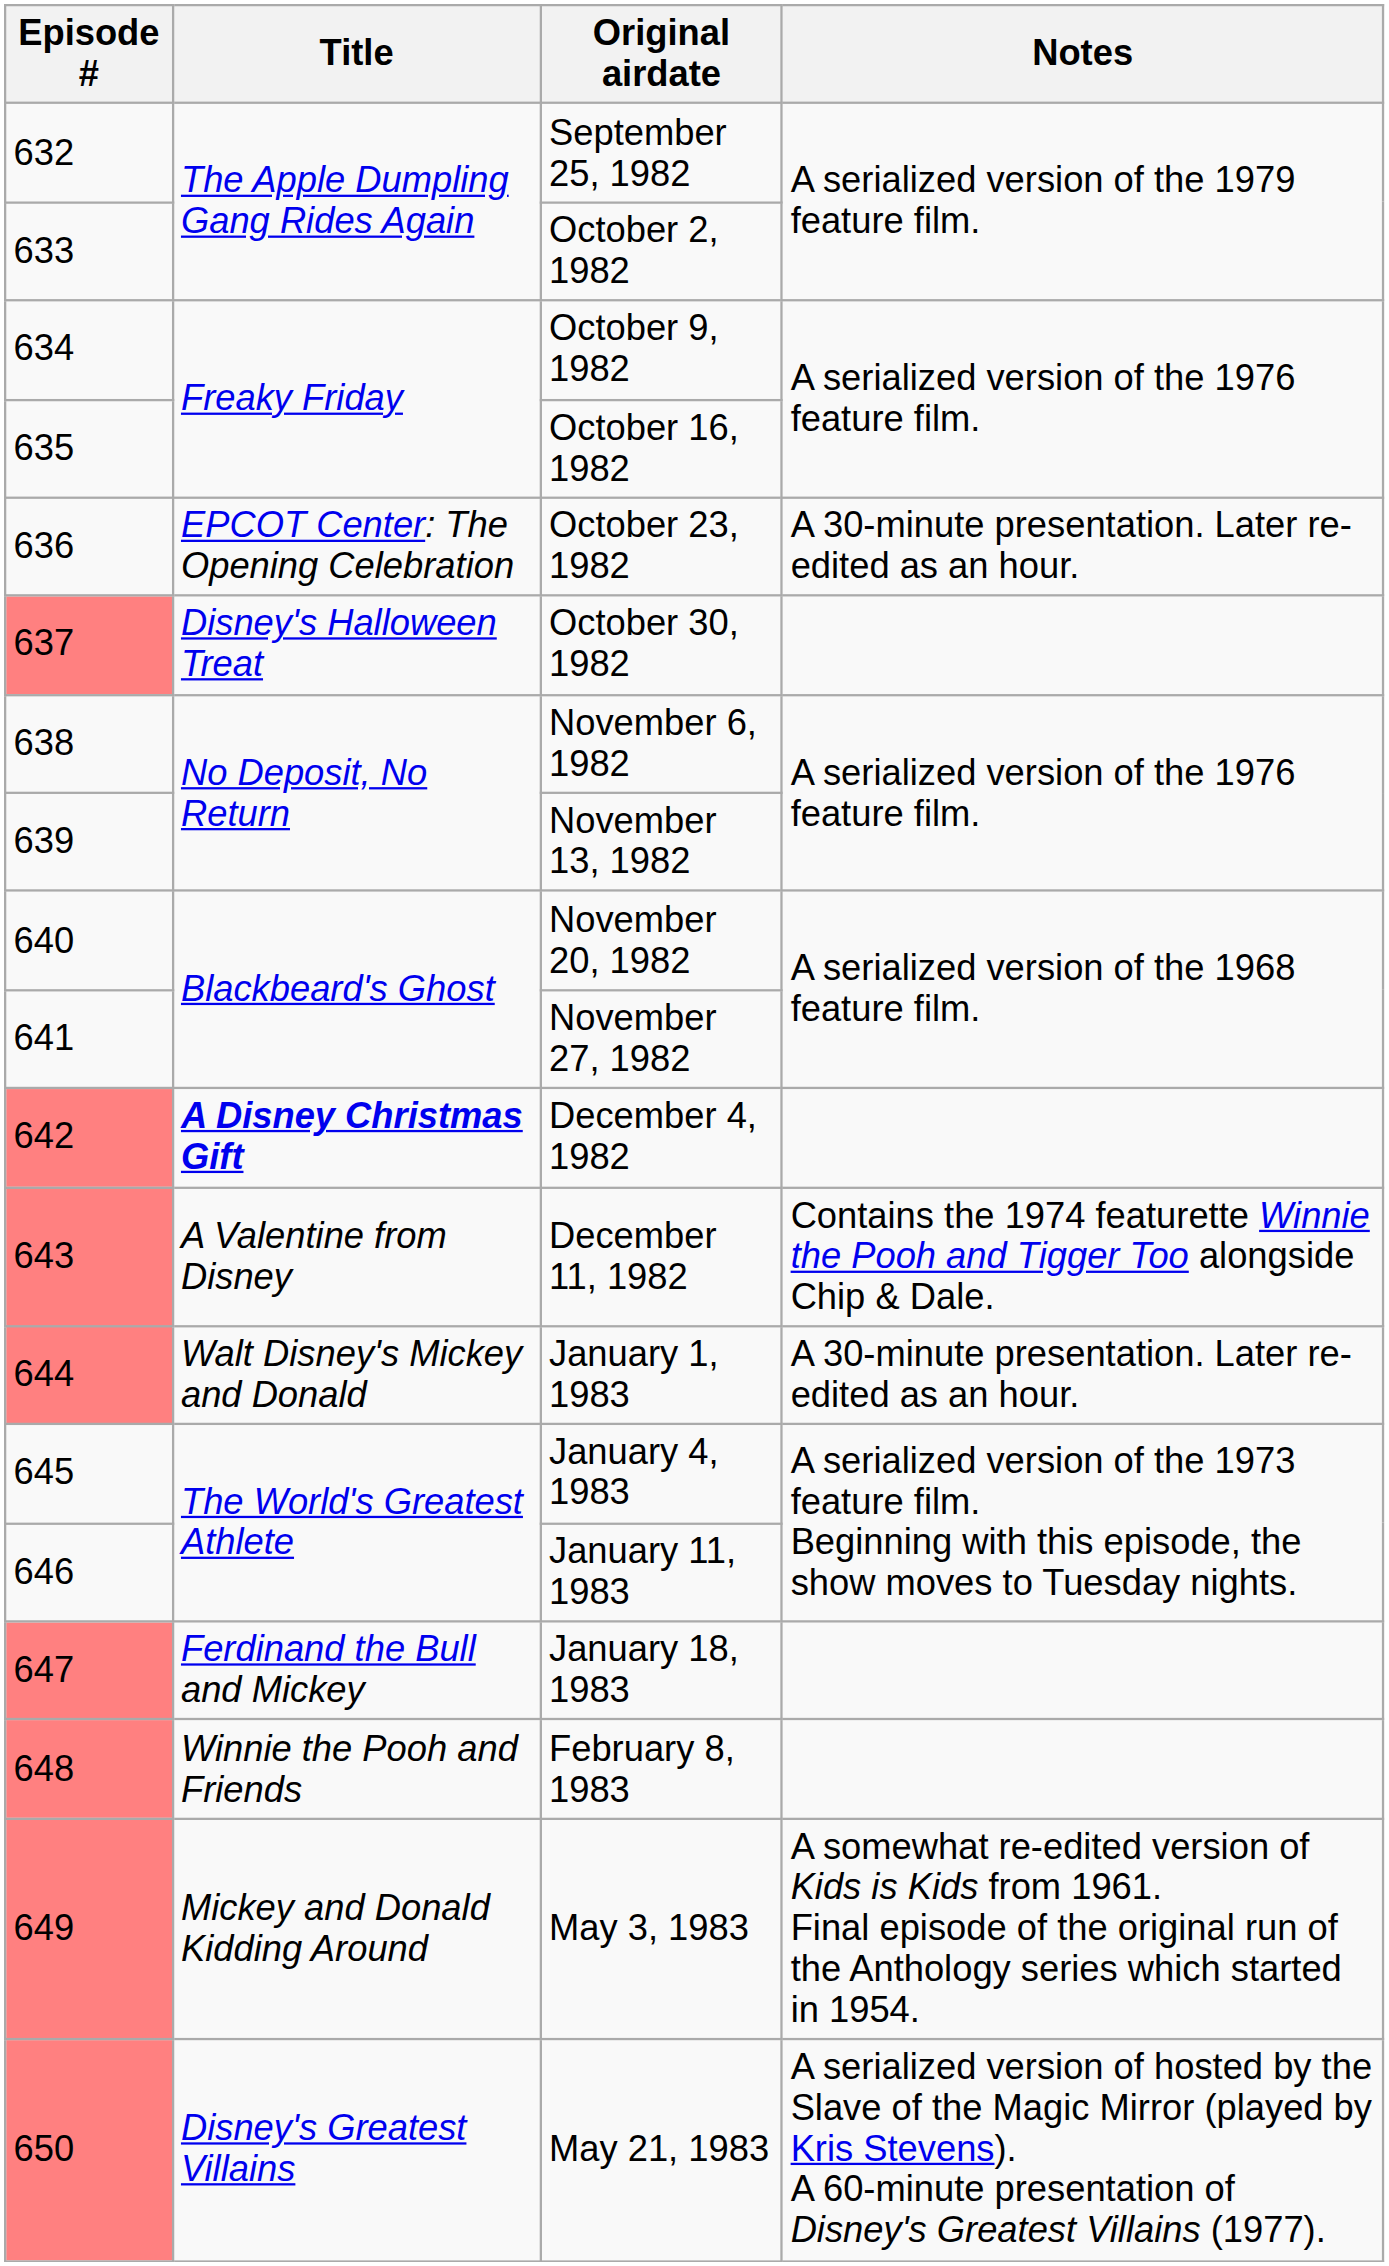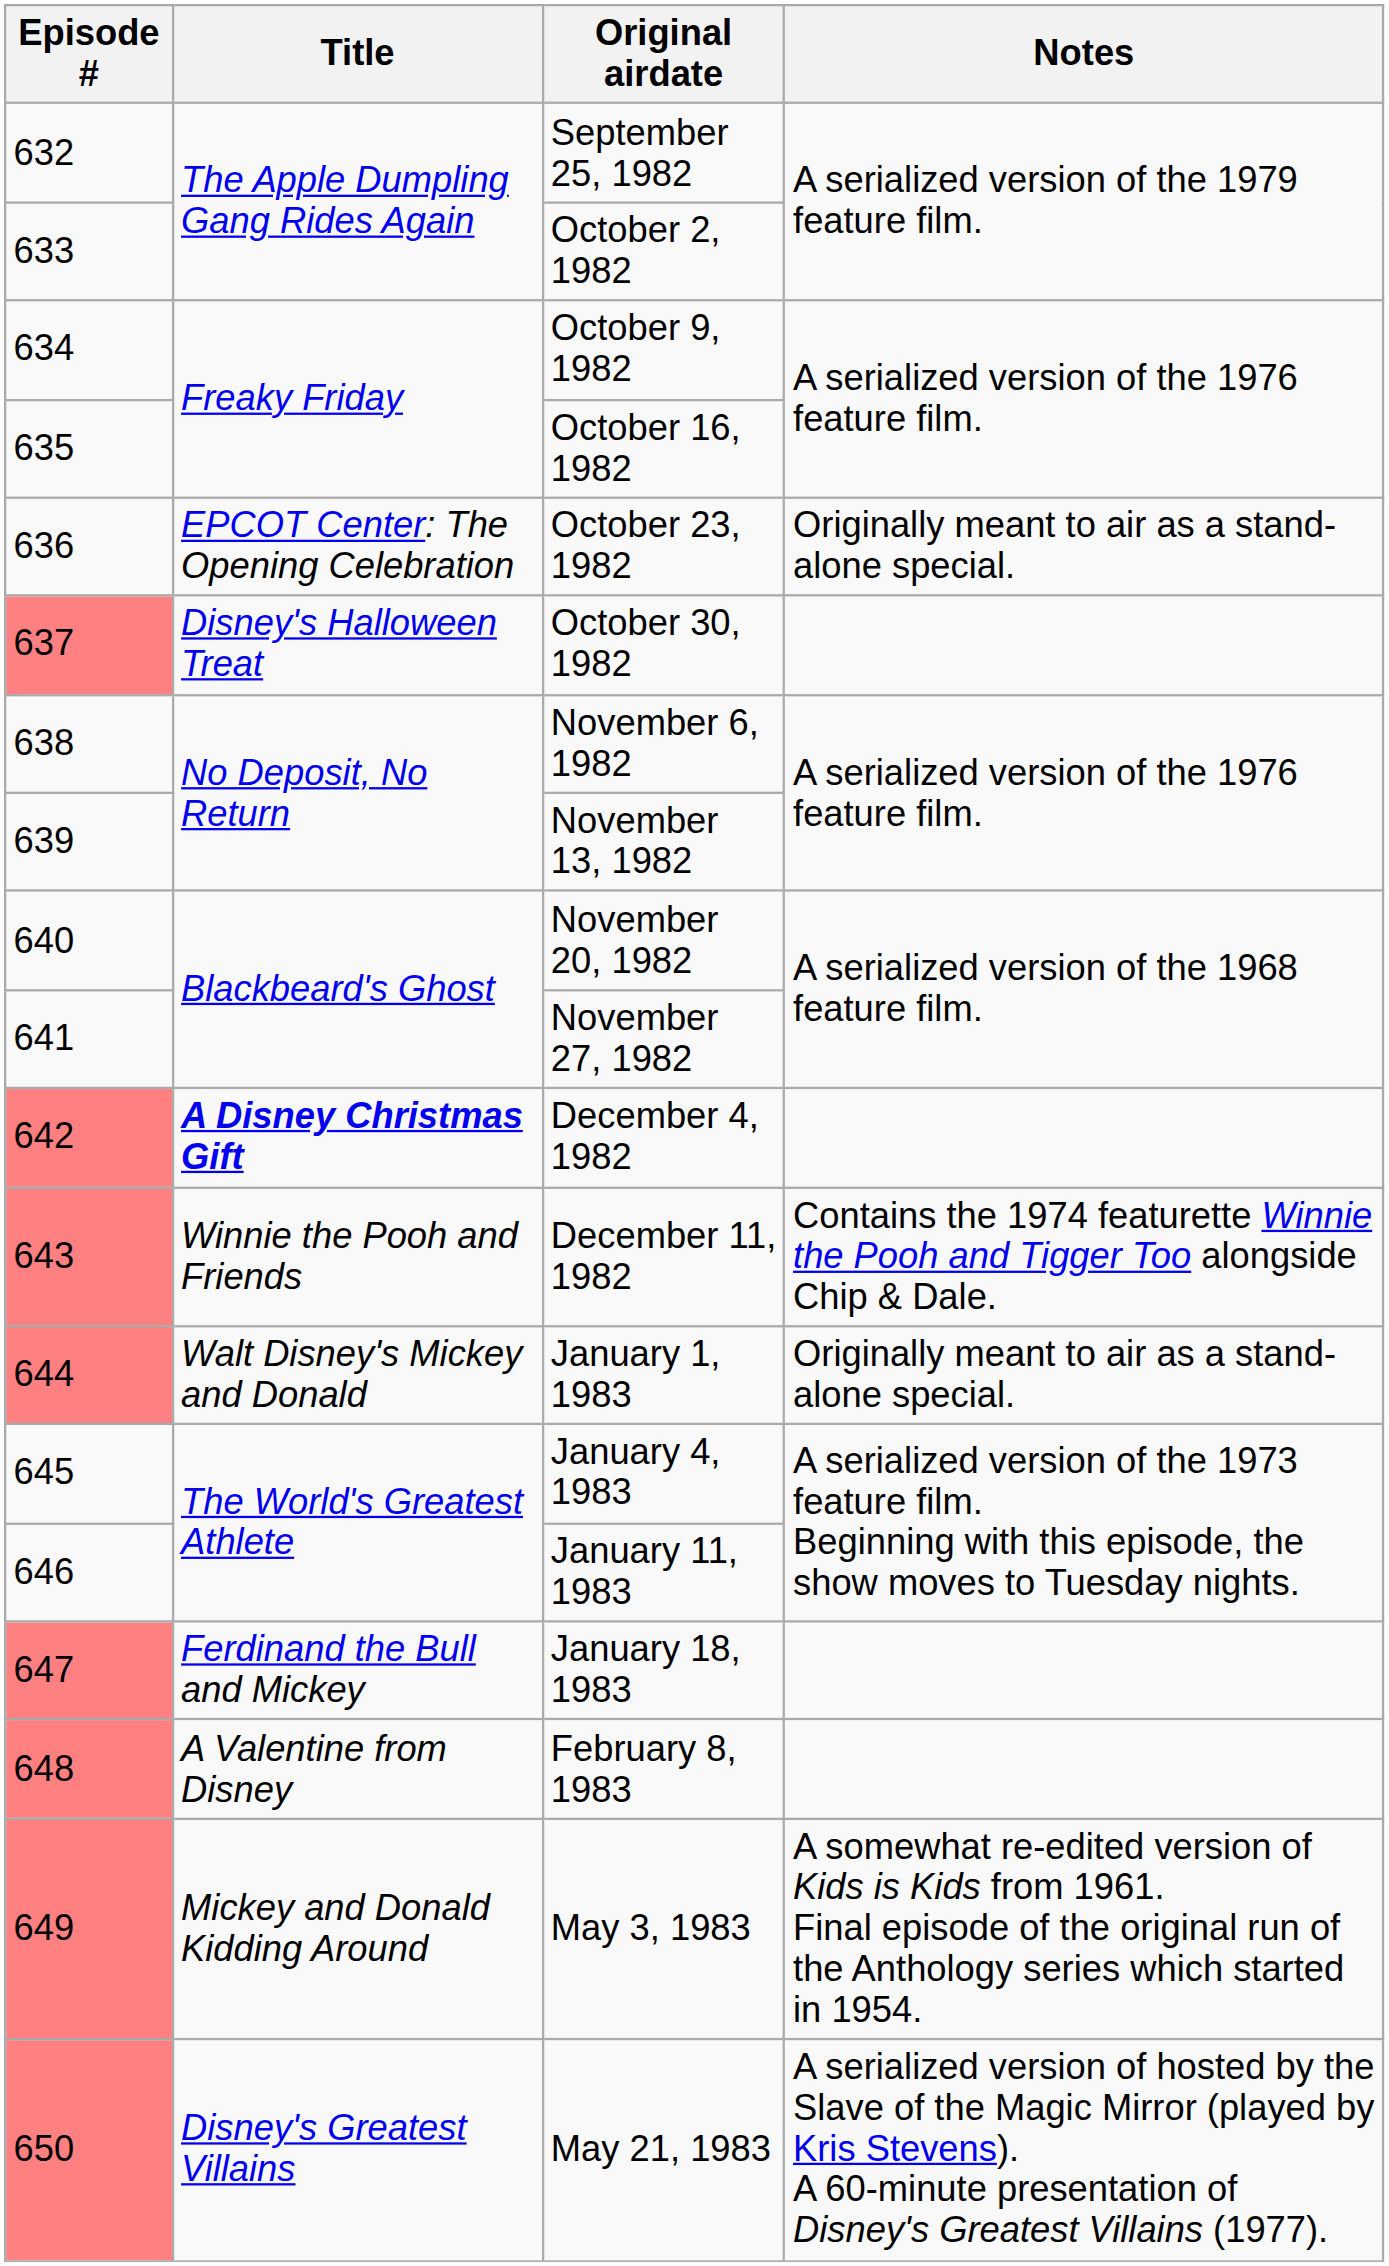(1071, 546) A 30-minute presentation. Later re-edited as an hour. -> (1065, 546) Originally meant to air as a stand-alone special.
(314, 1255) A Valentine from Disney -> (350, 1255) Winnie the Pooh and Friends
(1071, 1374) A 30-minute presentation. Later re-edited as an hour. -> (1065, 1374) Originally meant to air as a stand-alone special.
(349, 1768) Winnie the Pooh and Friends -> (314, 1768) A Valentine from Disney
